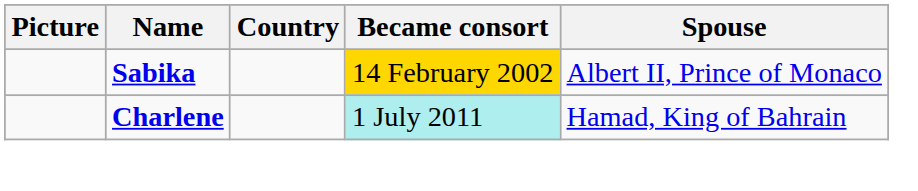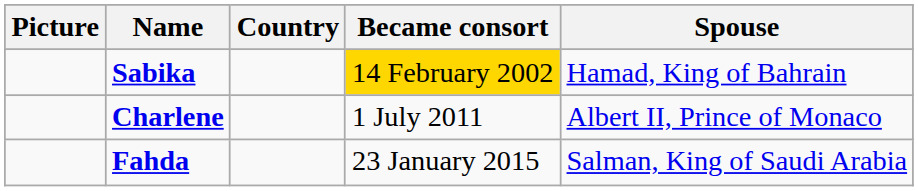(724, 71) Albert II, Prince of Monaco -> (707, 71) Hamad, King of Bahrain
(418, 116) paleturquoise background -> (418, 116) no background
(707, 116) Hamad, King of Bahrain -> (724, 116) Albert II, Prince of Monaco
+ row: (151, 161)
